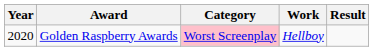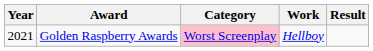(21, 35) 2020 -> (21, 35) 2021
